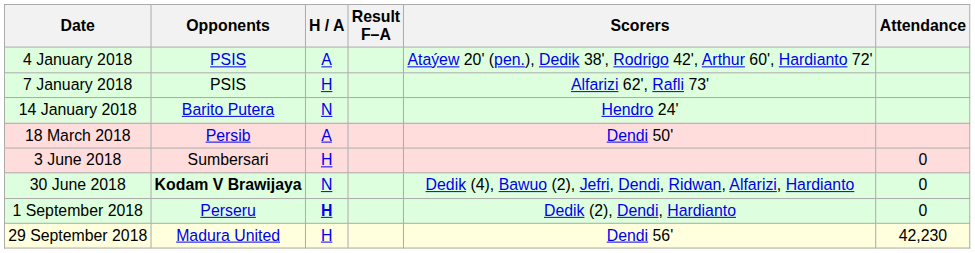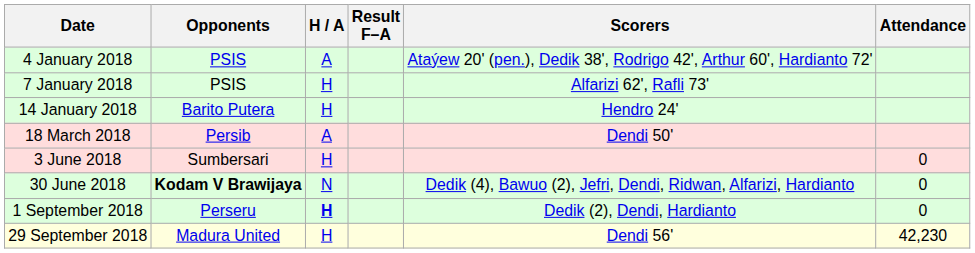(327, 110) N -> (327, 110) H
